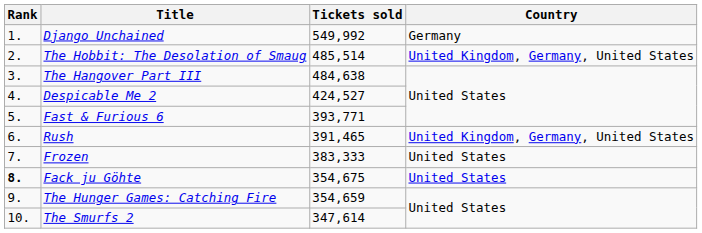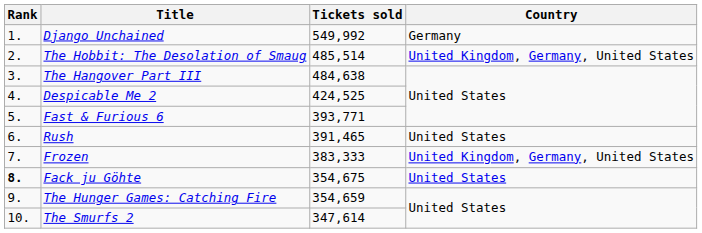(339, 96) 424,527 -> (339, 96) 424,525
(551, 137) United Kingdom, Germany, United States -> (457, 137) United States
(457, 157) United States -> (551, 157) United Kingdom, Germany, United States
